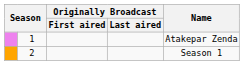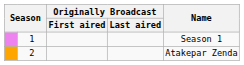(201, 39) Atakepar Zenda -> (201, 39) Season 1
(201, 53) Season 1 -> (201, 53) Atakepar Zenda
